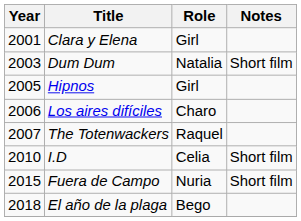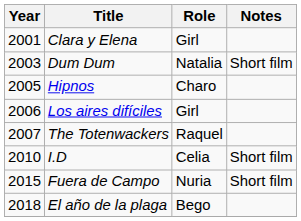(187, 87) Girl -> (196, 87) Charo
(196, 110) Charo -> (187, 110) Girl
